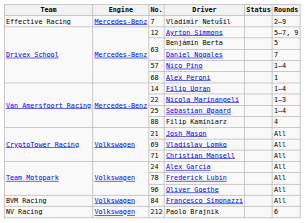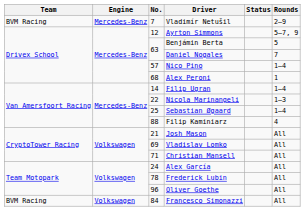(38, 21) Effective Racing -> (26, 21) BVM Racing
- row: (192, 212)
